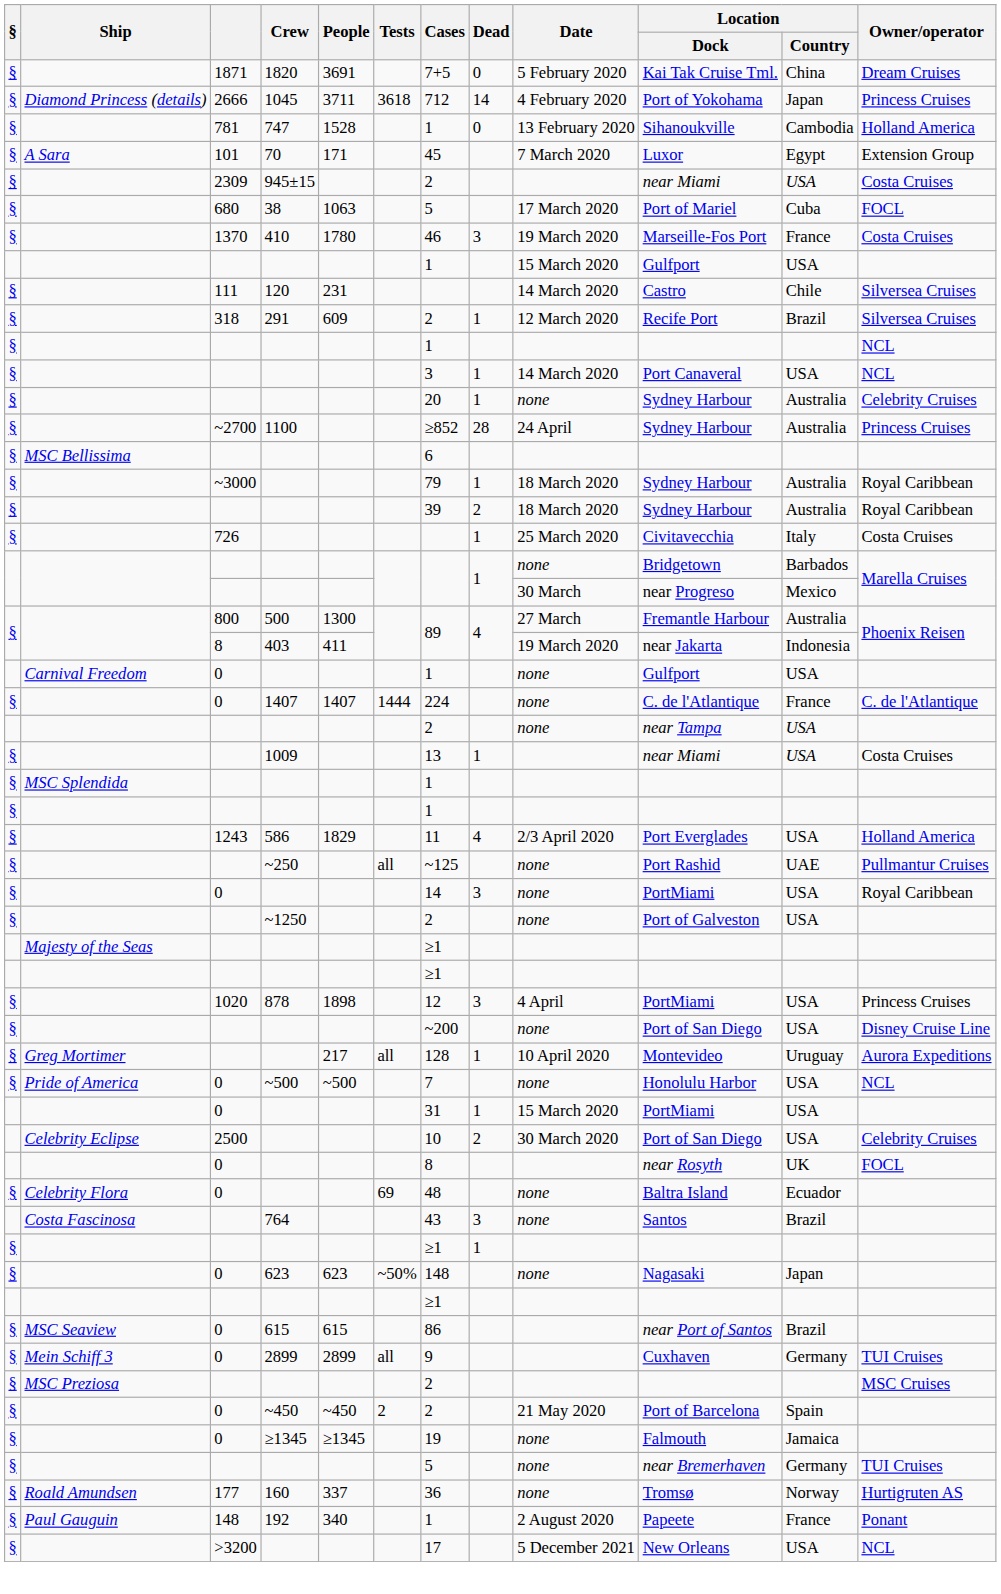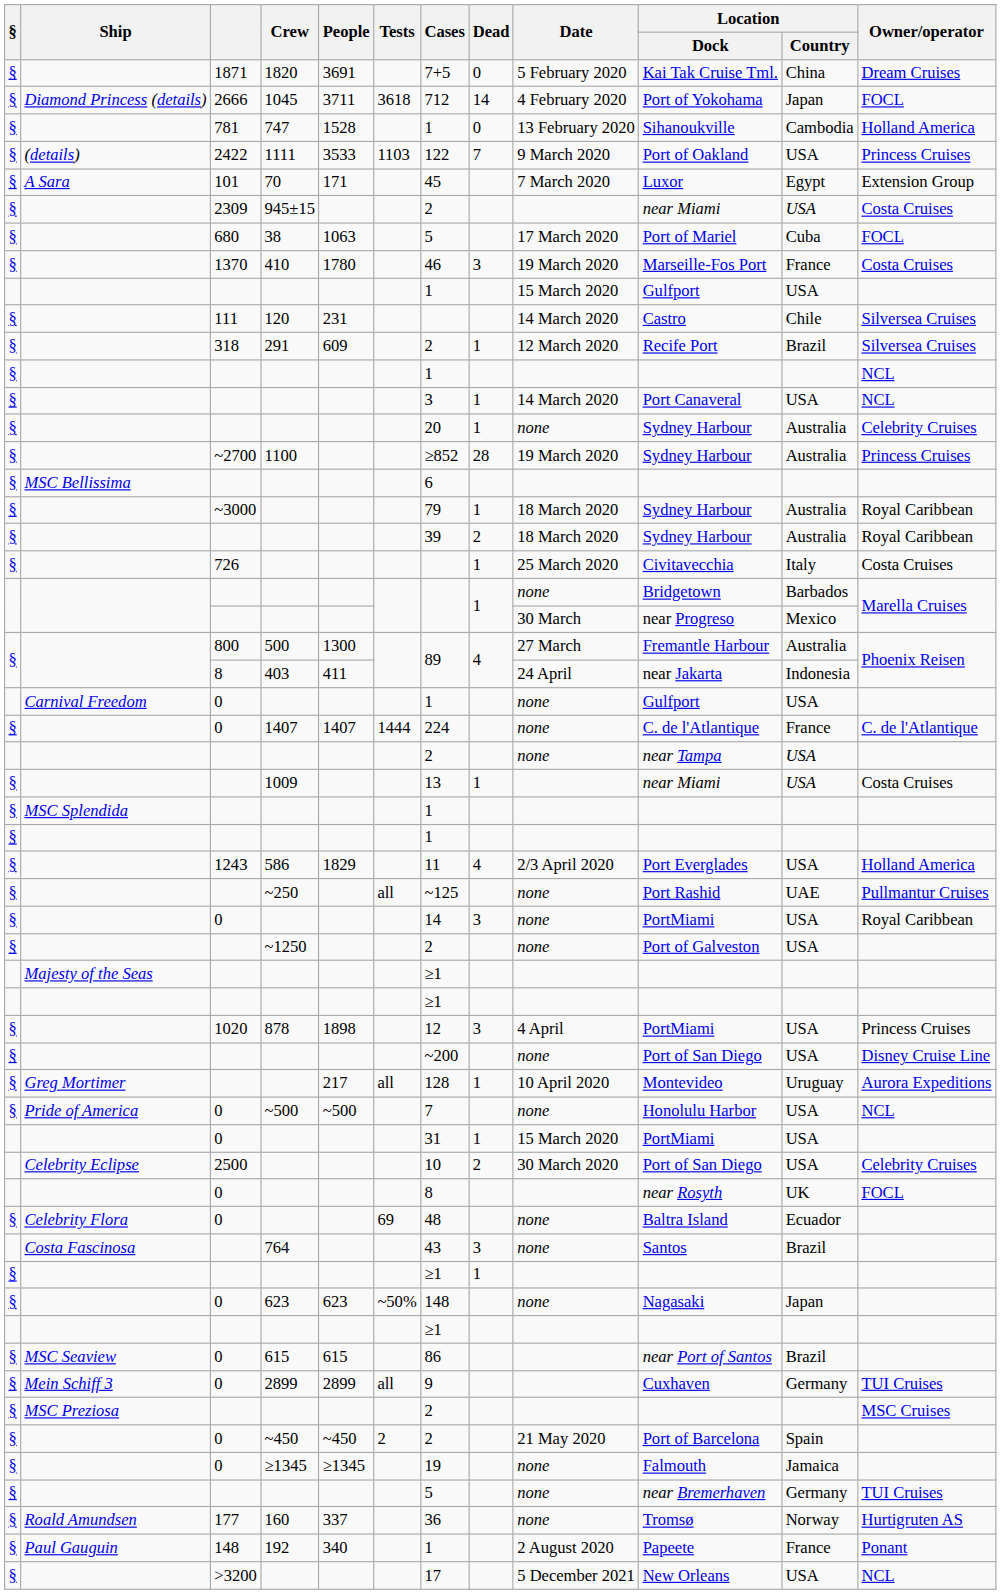(916, 100) Princess Cruises -> (883, 100) FOCL
+ row: (52, 155)
(545, 428) 24 April -> (568, 455) 19 March 2020
(568, 646) 19 March 2020 -> (545, 674) 24 April
